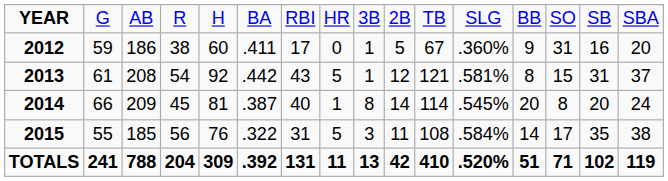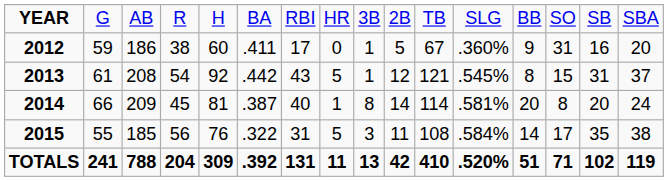(483, 76) .581% -> (483, 76) .545%
(483, 104) .545% -> (483, 104) .581%
